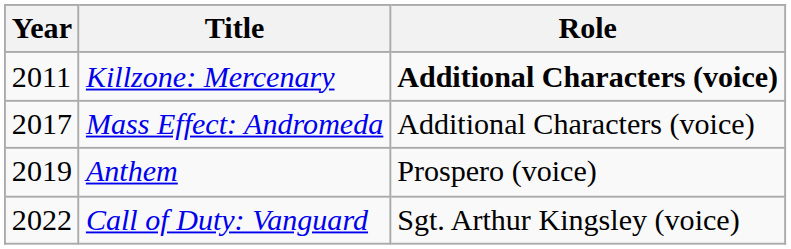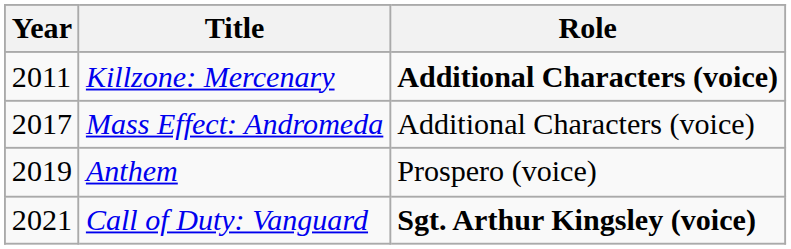(42, 219) 2022 -> (42, 219) 2021
(568, 219) normal -> (577, 219) bold
